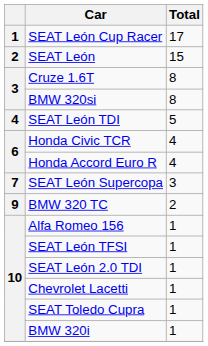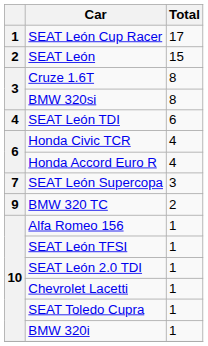(173, 120) 5 -> (173, 120) 6
